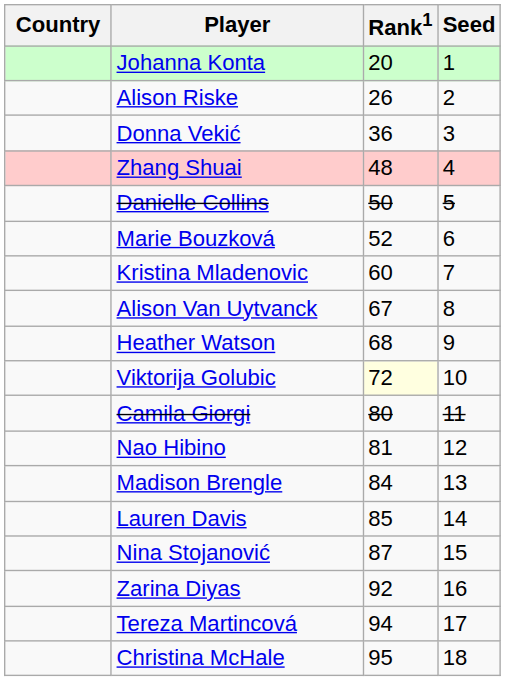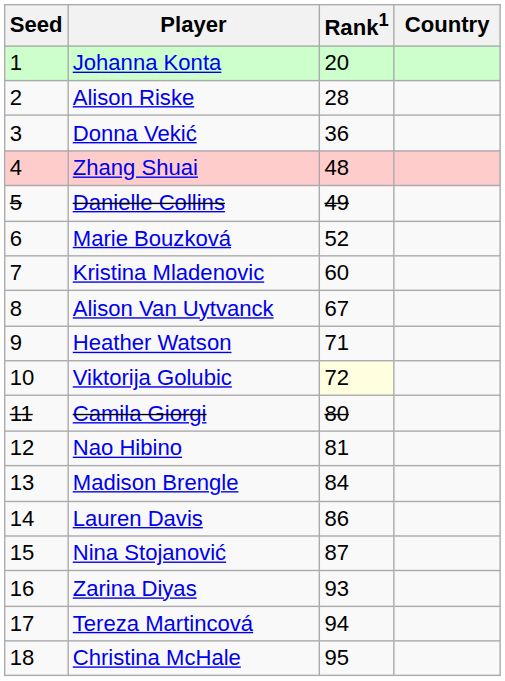columns swapped: (58, 24) <-> (469, 24)
(381, 98) 26 -> (337, 98) 28
(381, 203) 50 -> (337, 203) 49
(381, 343) 68 -> (337, 343) 71
(381, 518) 85 -> (337, 518) 86
(381, 588) 92 -> (337, 588) 93
